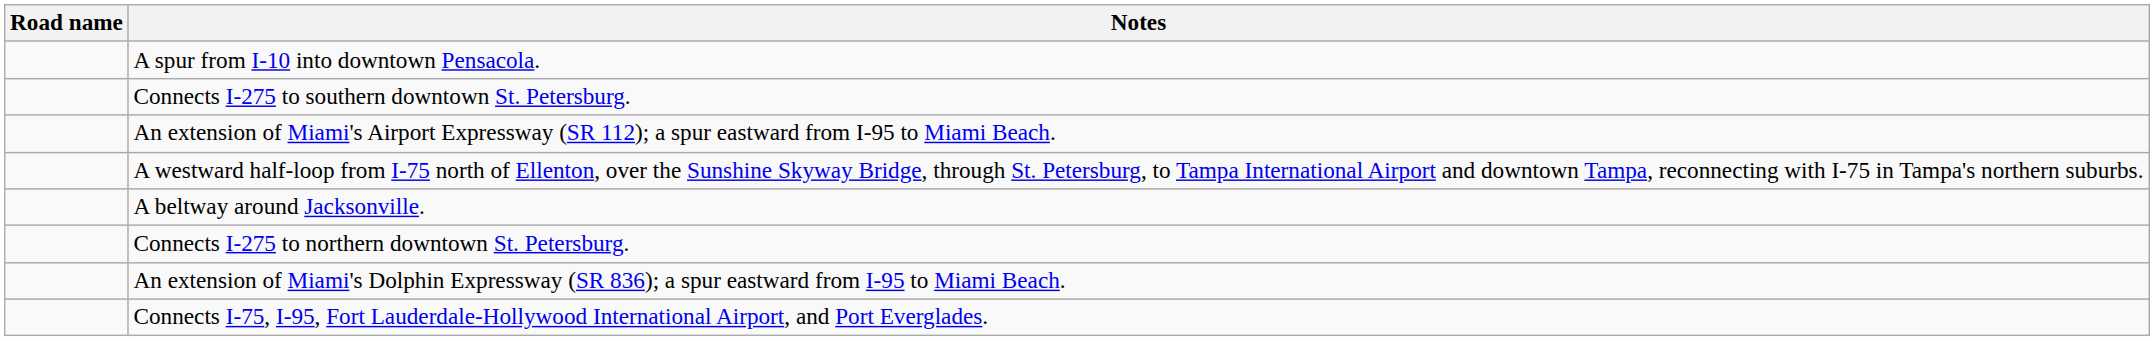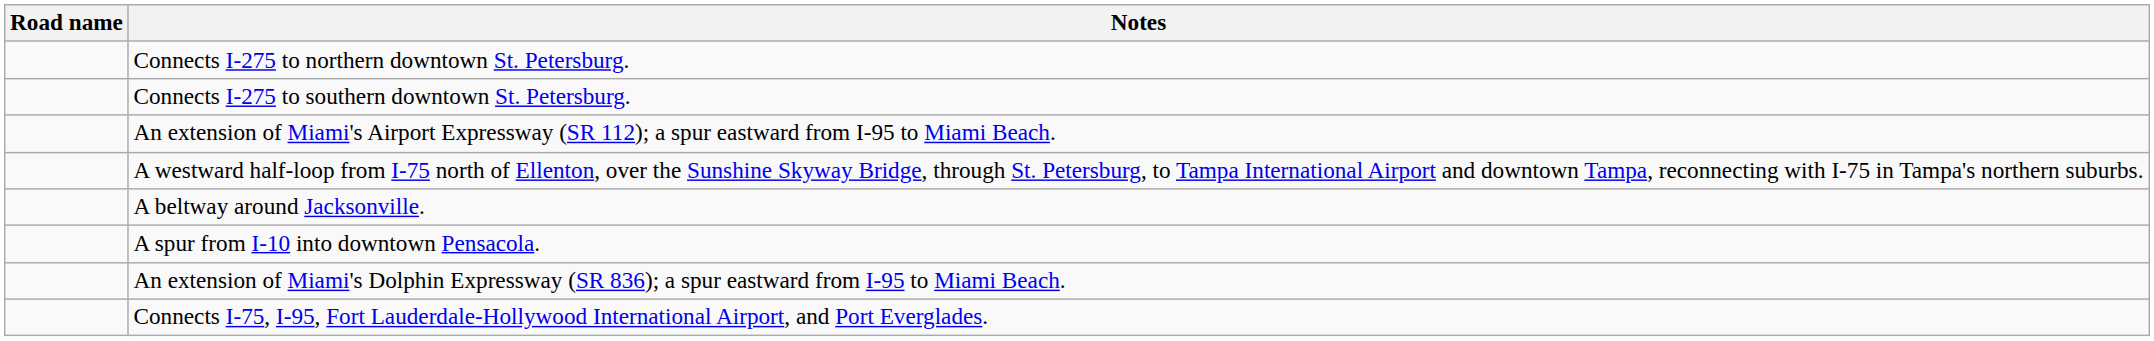rows swapped: (337, 59) <-> (381, 243)
